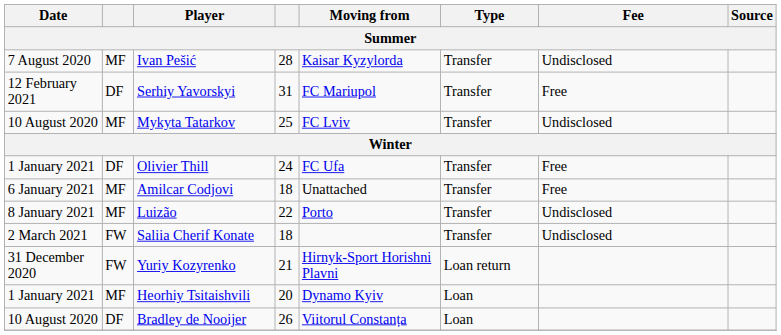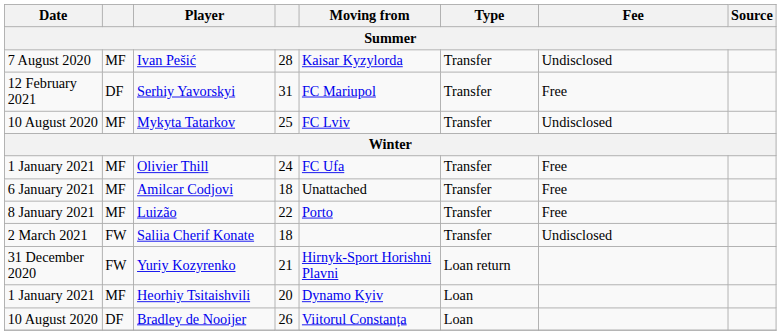(114, 167) DF -> (115, 167) MF
(577, 212) Undisclosed -> (554, 212) Free
